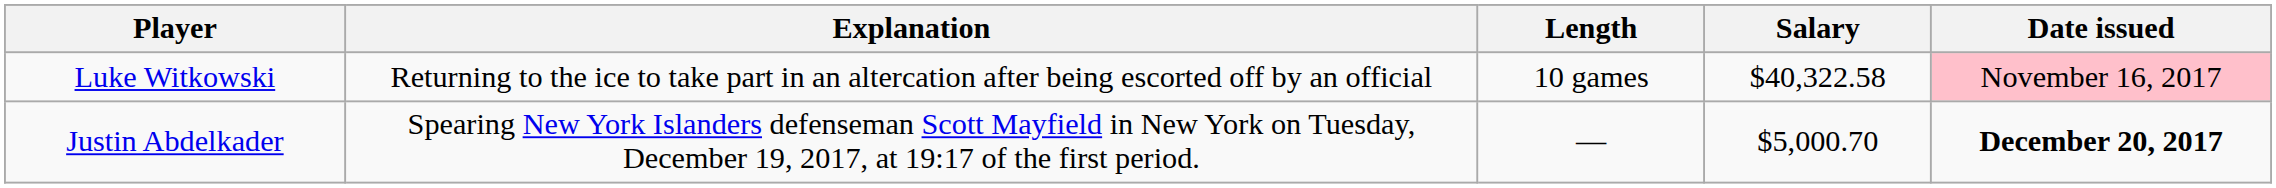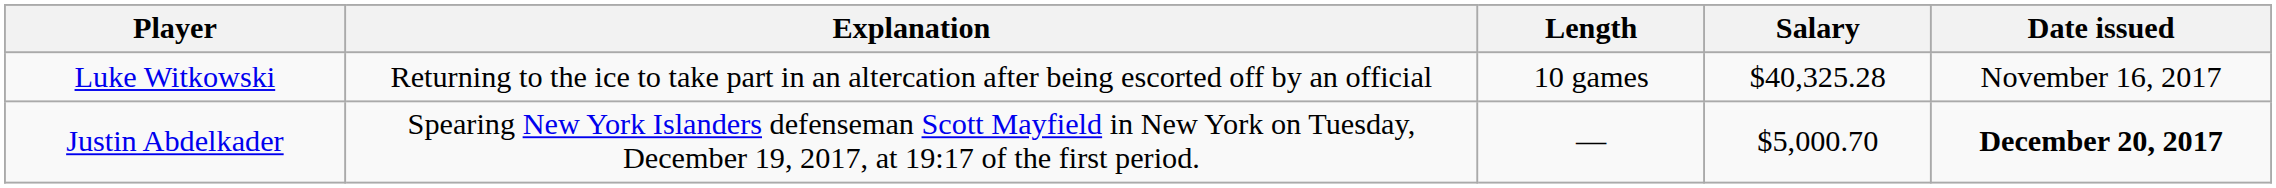(1818, 76) $40,322.58 -> (1818, 76) $40,325.28
(2101, 76) pink background -> (2101, 76) no background
